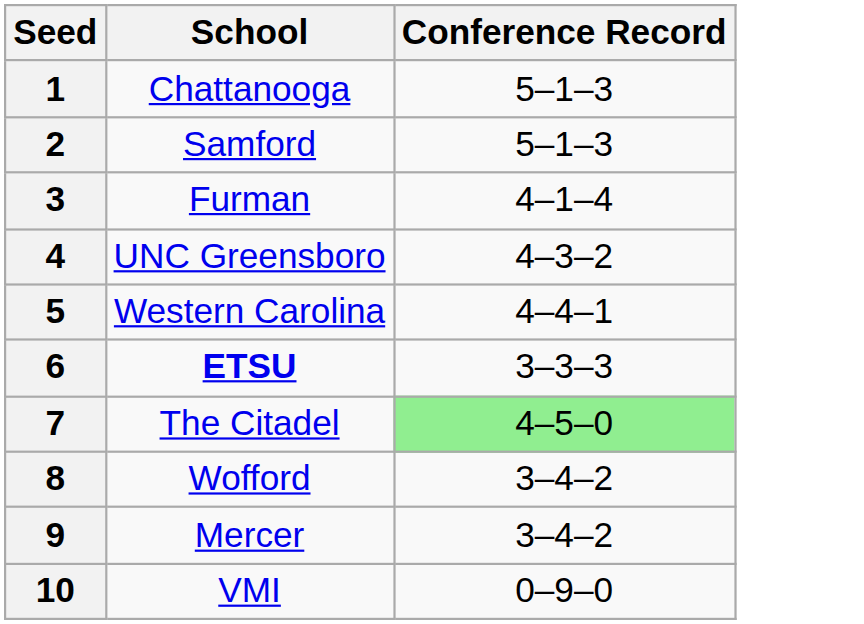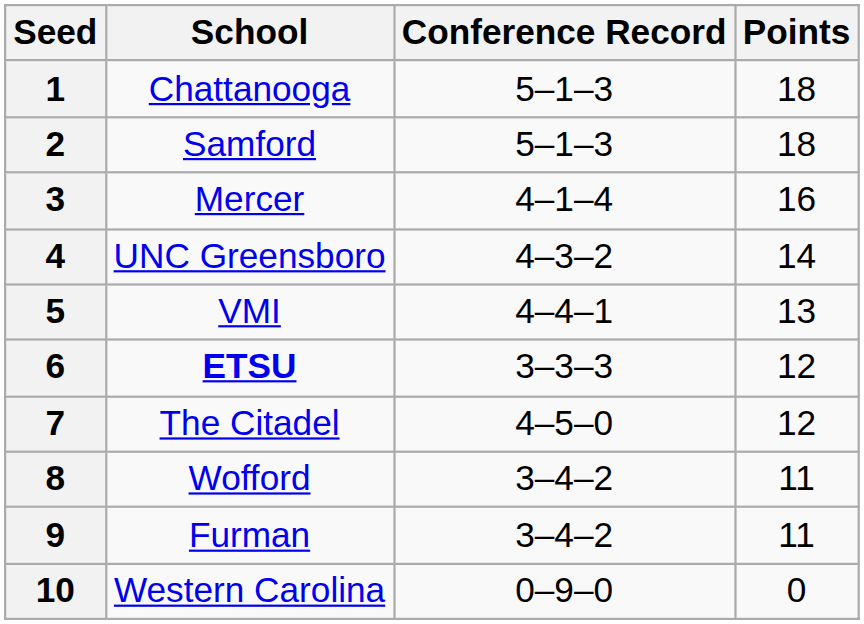+ column: (796, 32)
(250, 199) Furman -> (250, 199) Mercer
(250, 311) Western Carolina -> (250, 311) VMI
(564, 423) lightgreen background -> (564, 423) no background
(250, 534) Mercer -> (250, 534) Furman
(250, 590) VMI -> (250, 590) Western Carolina
